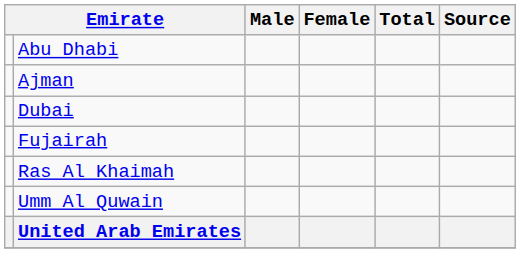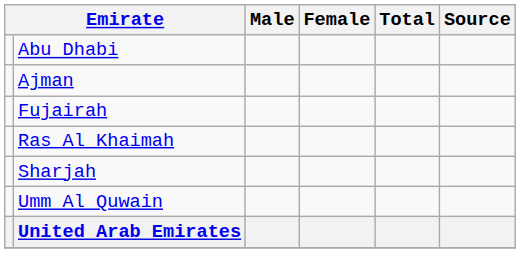- row: (46, 111)
+ row: (57, 171)
